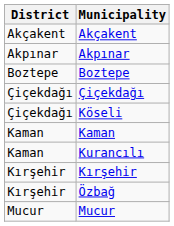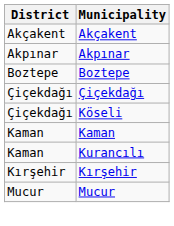- row: (97, 192)
